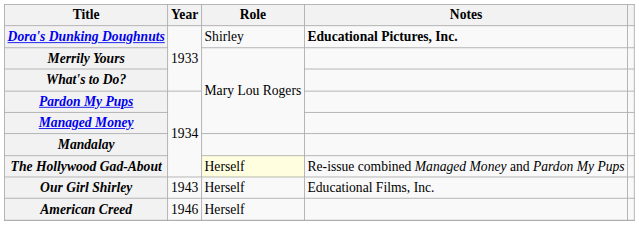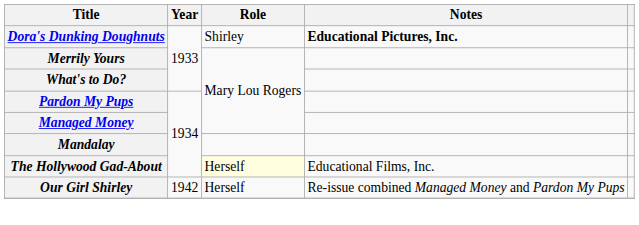(466, 166) Re-issue combined Managed Money and Pardon My Pups -> (371, 166) Educational Films, Inc.
(185, 187) 1943 -> (185, 187) 1942
(371, 187) Educational Films, Inc. -> (466, 187) Re-issue combined Managed Money and Pardon My Pups
- row: (86, 209)
